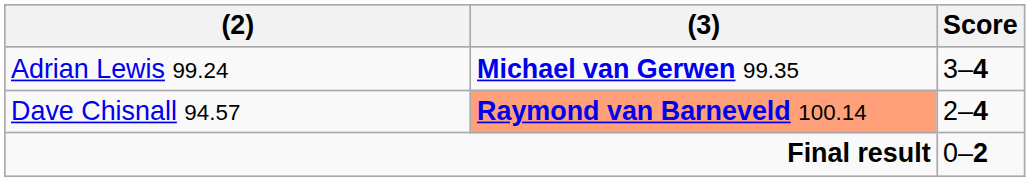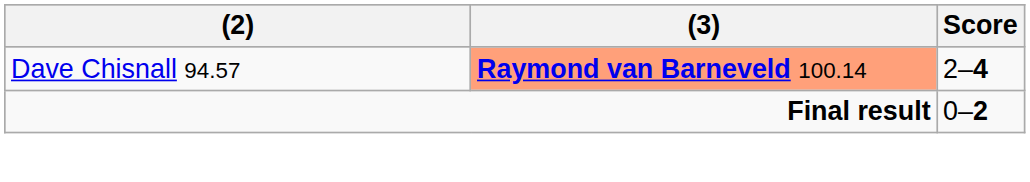- row: (120, 68)
